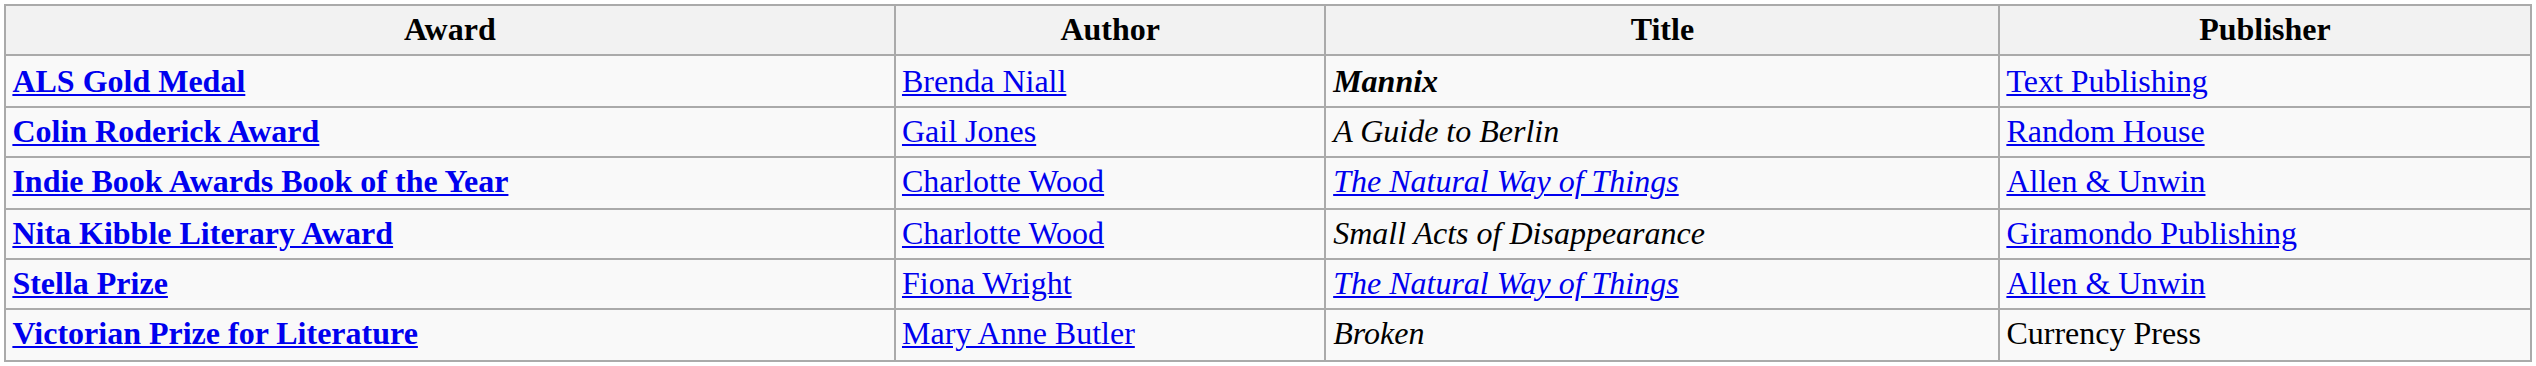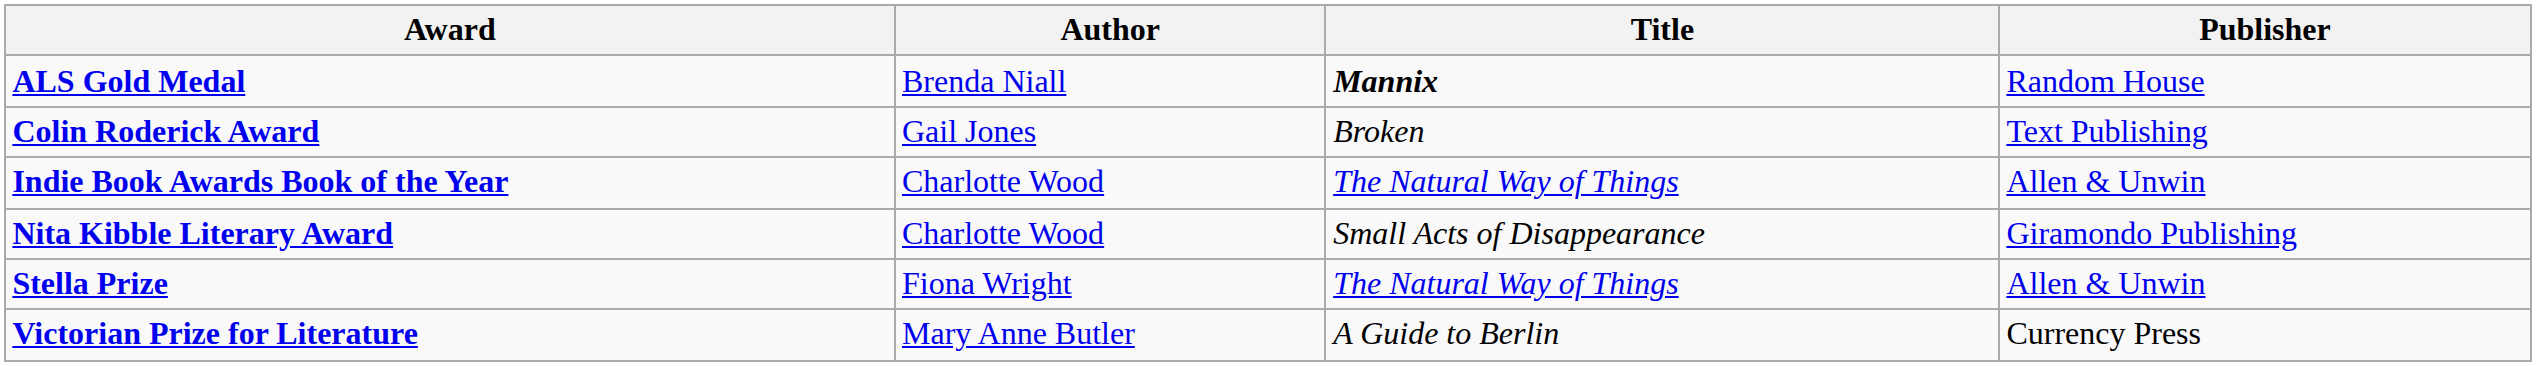(2107, 80) Text Publishing -> (2105, 80) Random House
(1446, 131) A Guide to Berlin -> (1379, 131) Broken
(2105, 131) Random House -> (2107, 131) Text Publishing
(1379, 334) Broken -> (1446, 334) A Guide to Berlin
